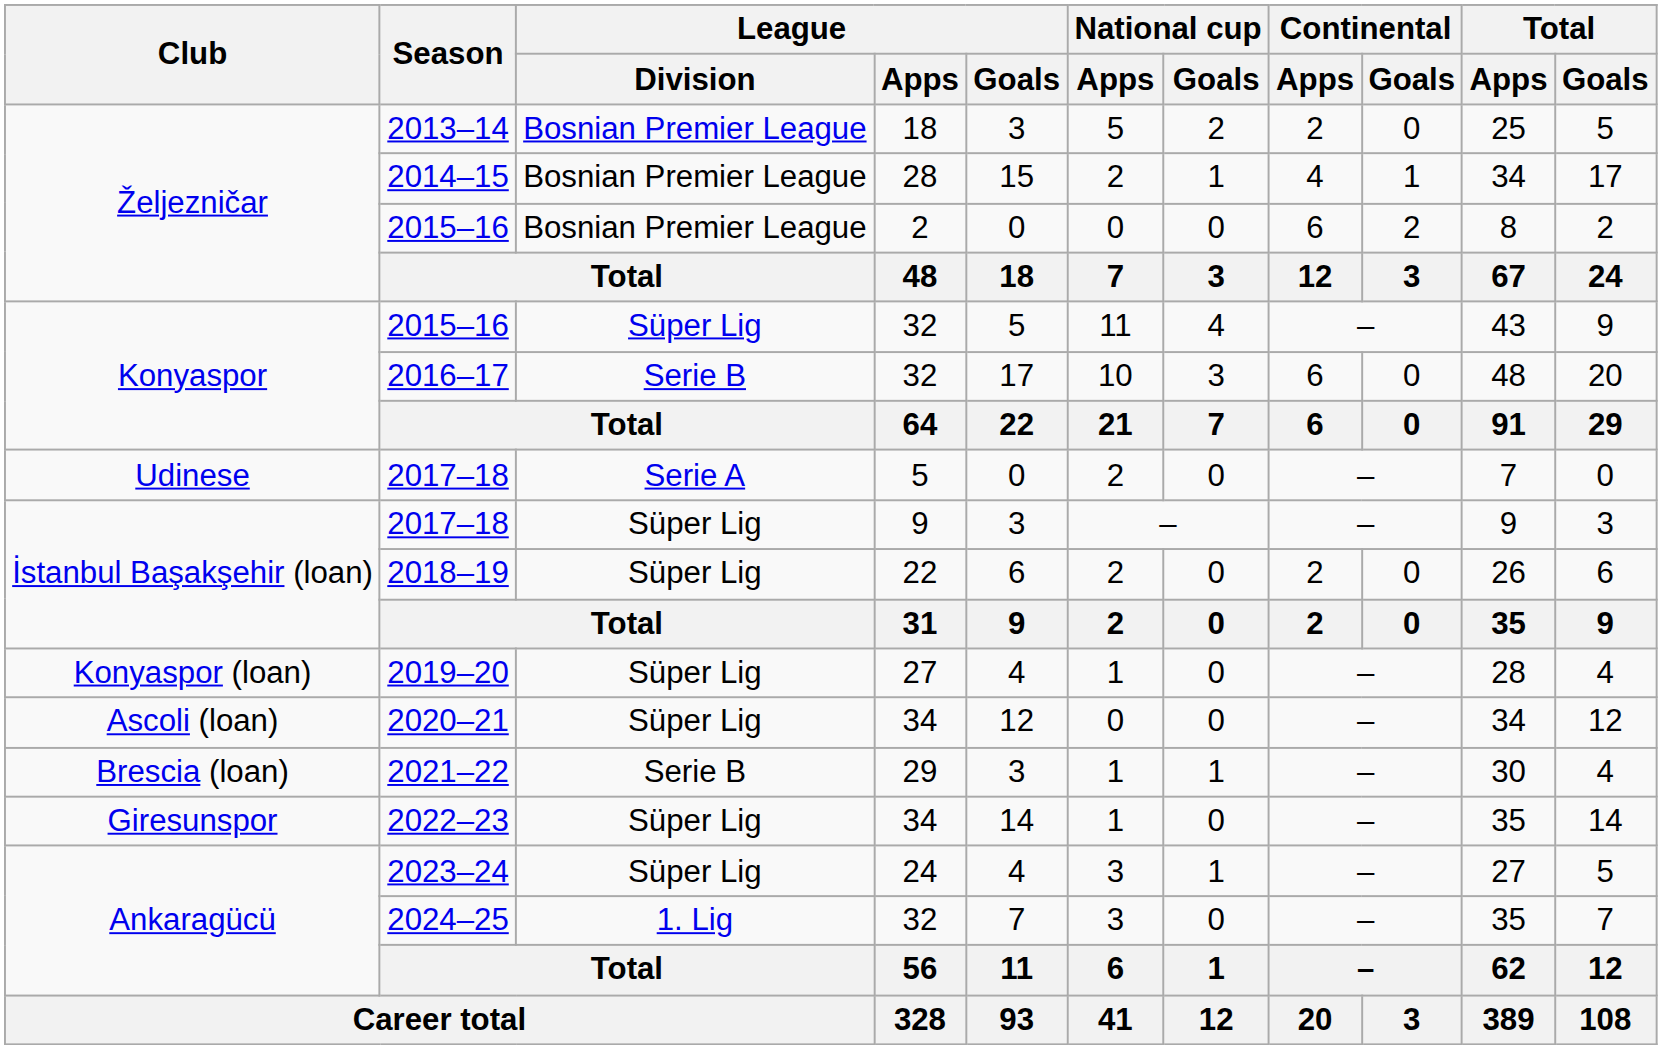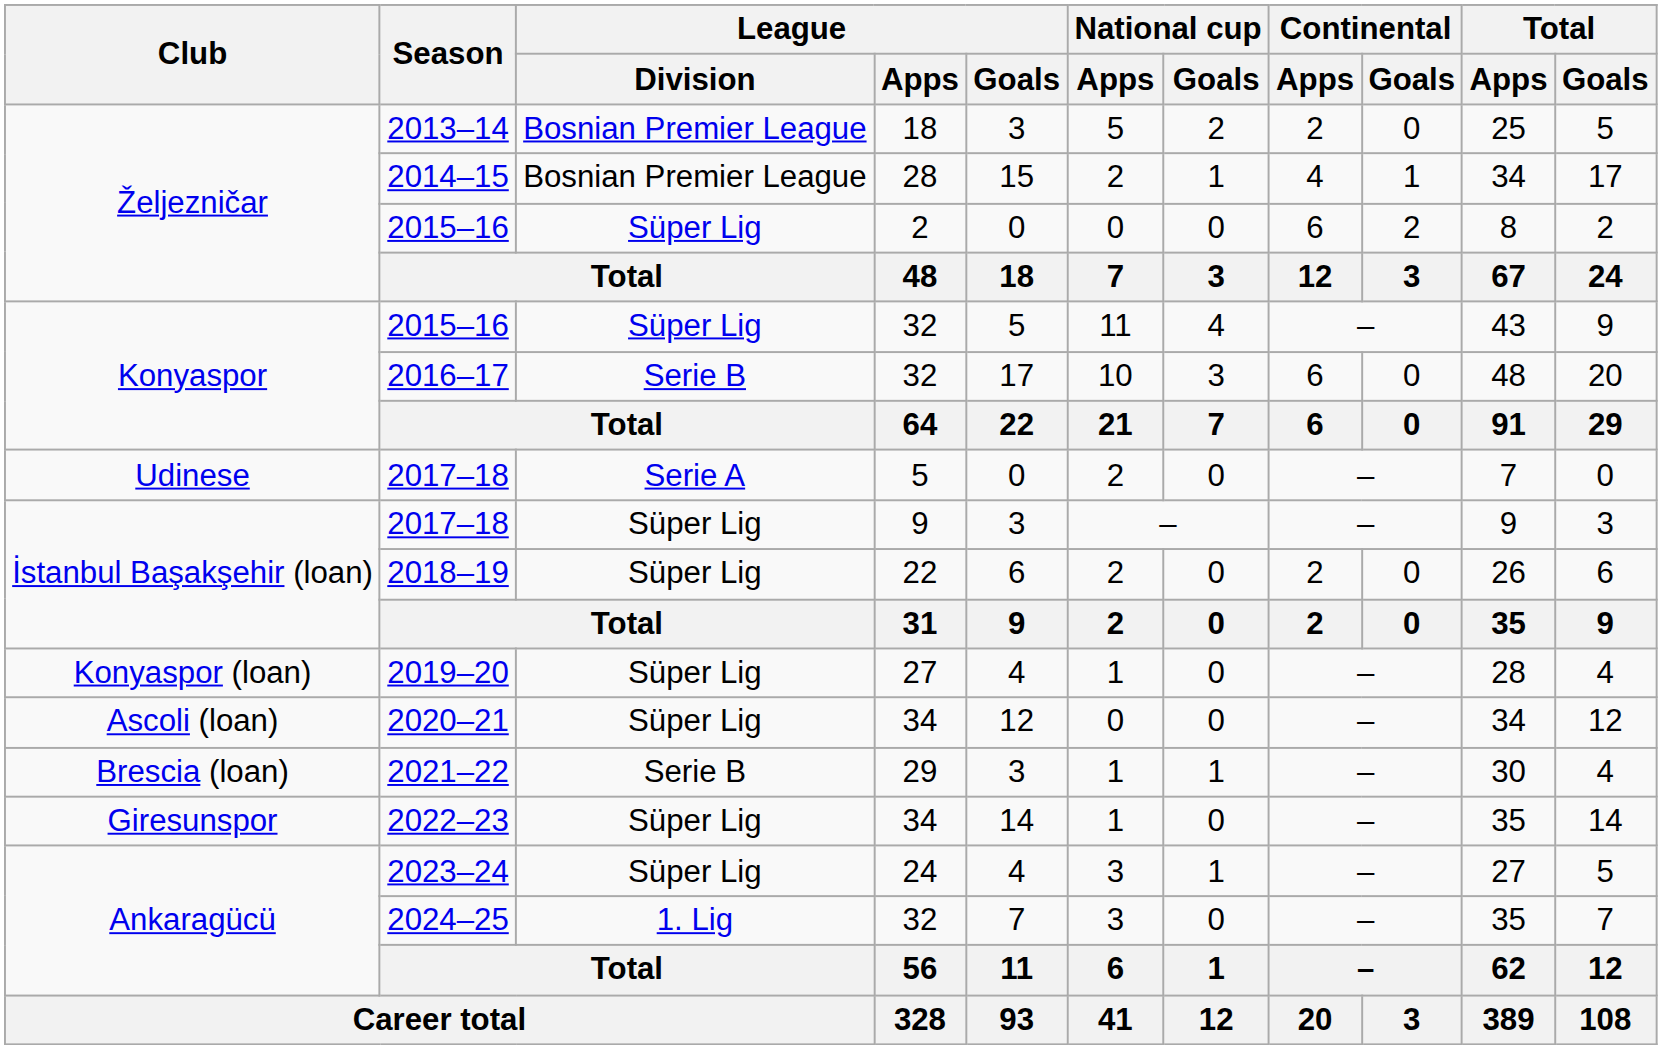(695, 227) Bosnian Premier League -> (695, 227) Süper Lig
